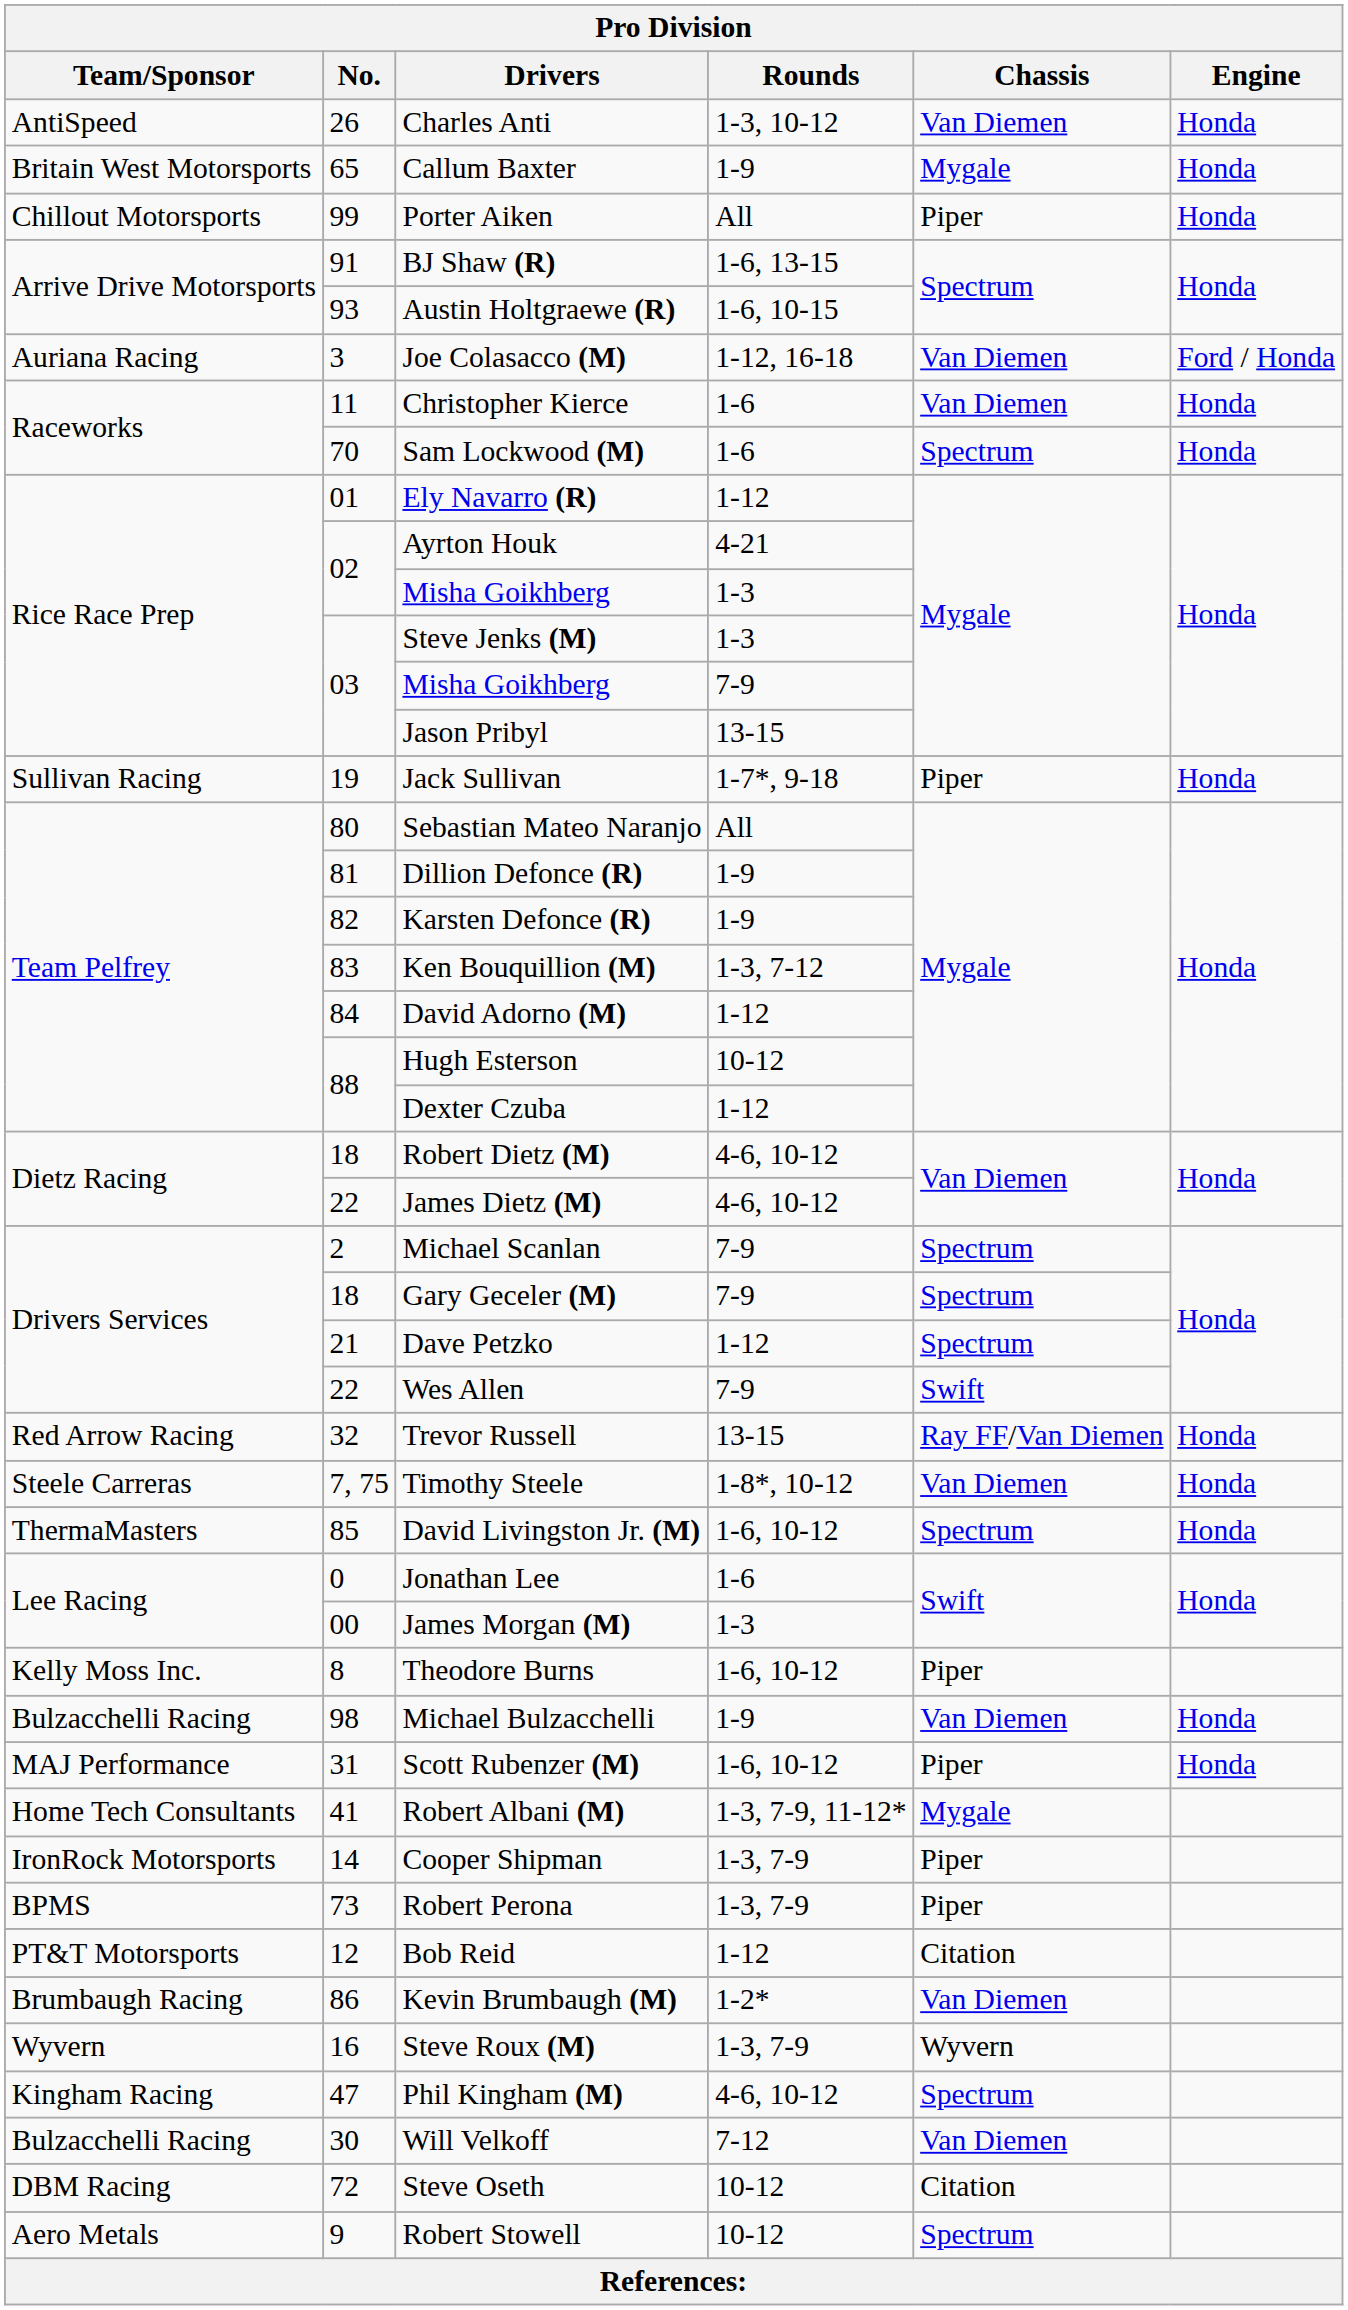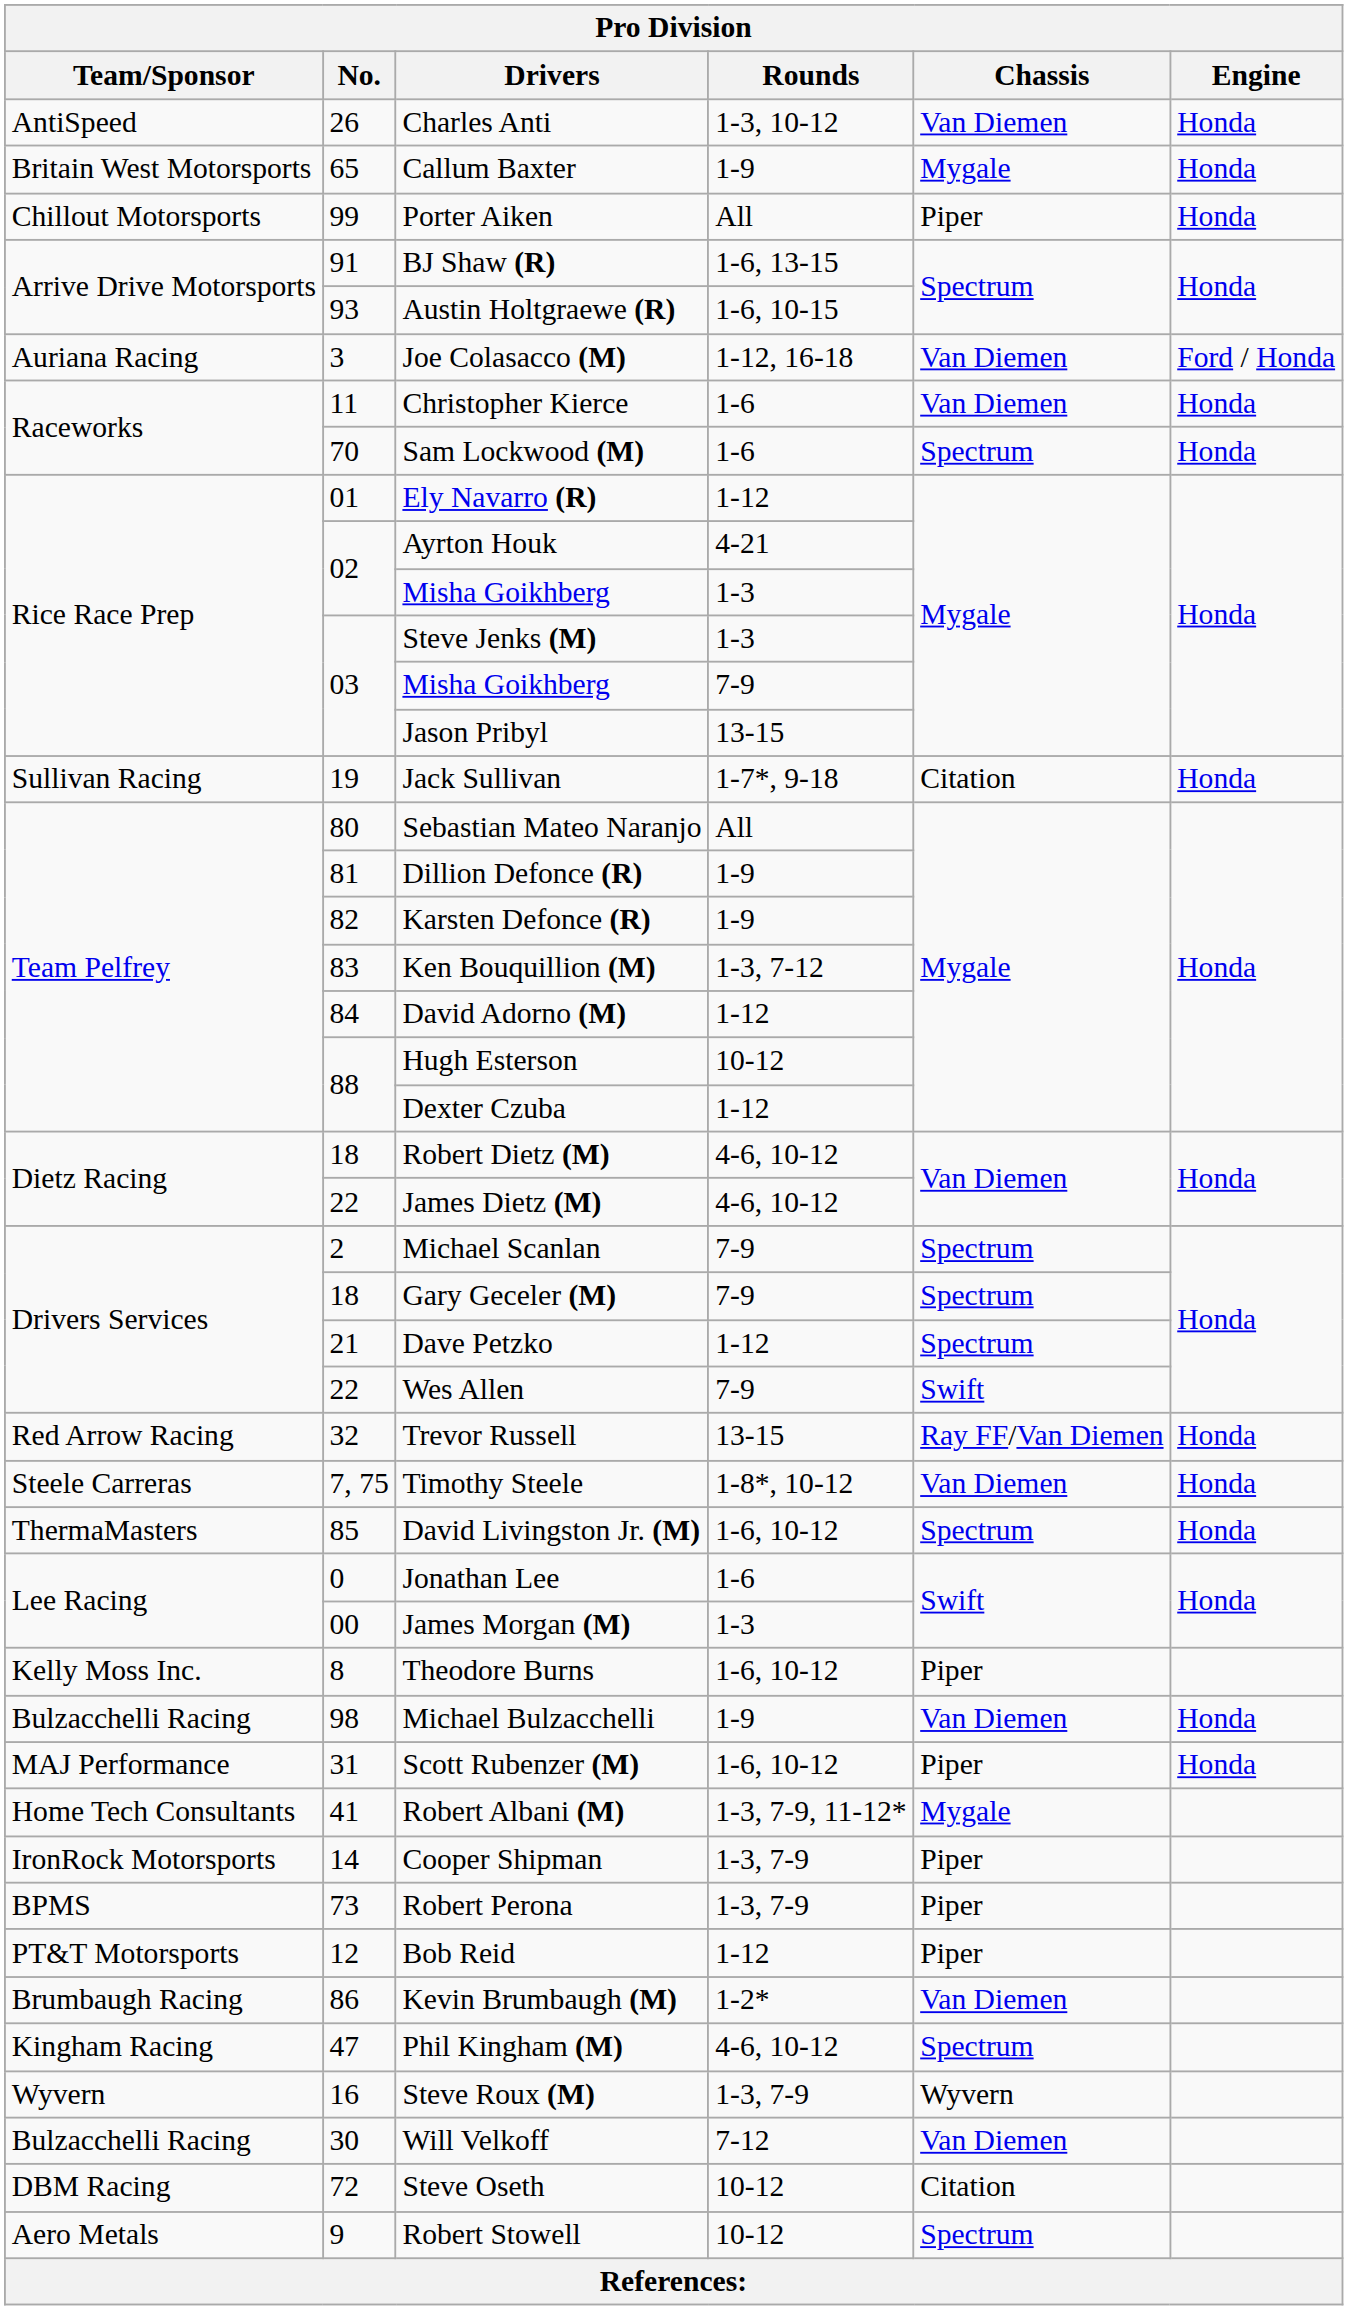(951, 779) Piper -> (968, 779) Citation
(968, 1952) Citation -> (951, 1952) Piper
rows swapped: (344, 2046) <-> (344, 2093)
